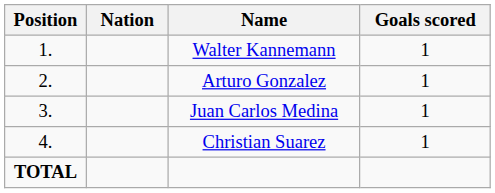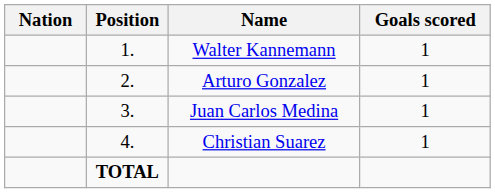columns swapped: (46, 19) <-> (127, 19)
